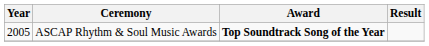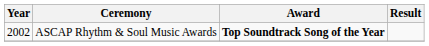(19, 31) 2005 -> (19, 31) 2002
